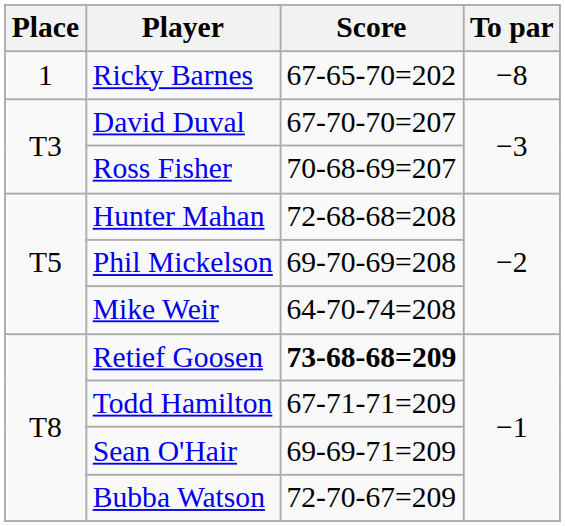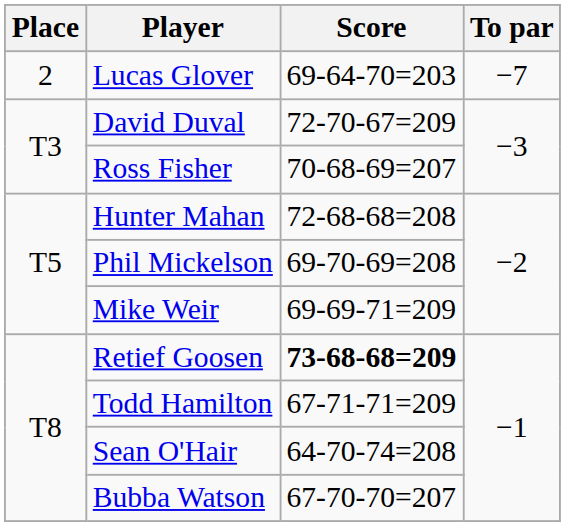- row: (173, 74)
+ row: (173, 74)
(371, 121) 67-70-70=207 -> (371, 121) 72-70-67=209
(371, 309) 64-70-74=208 -> (371, 309) 69-69-71=209
(371, 450) 69-69-71=209 -> (371, 450) 64-70-74=208
(371, 497) 72-70-67=209 -> (371, 497) 67-70-70=207
